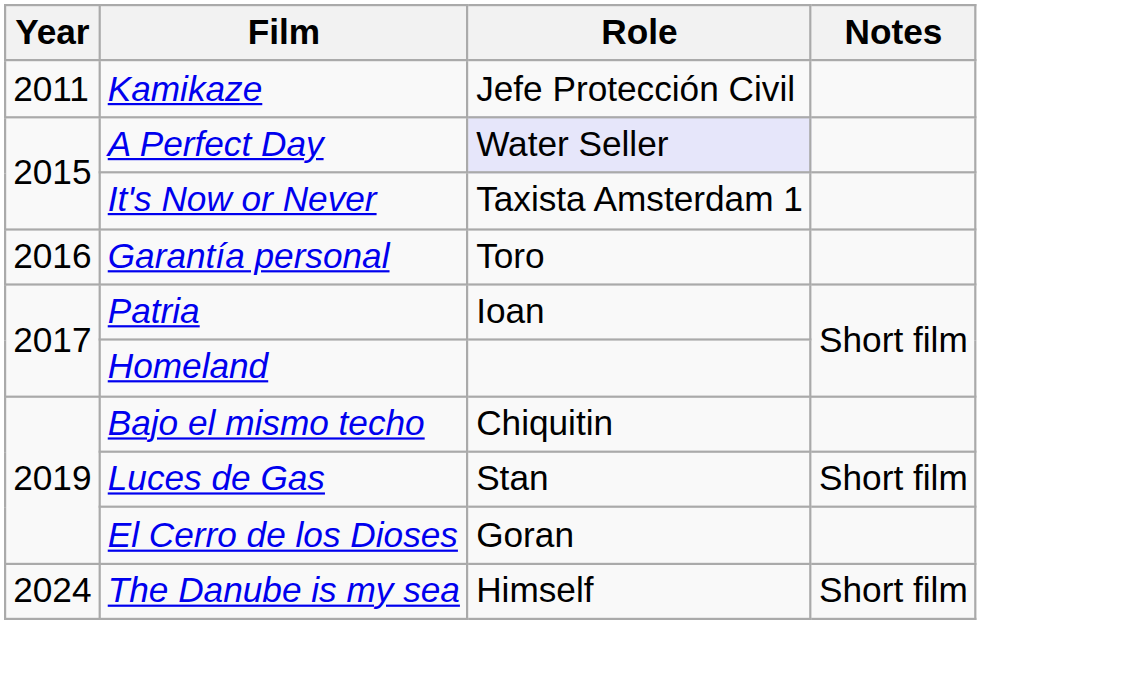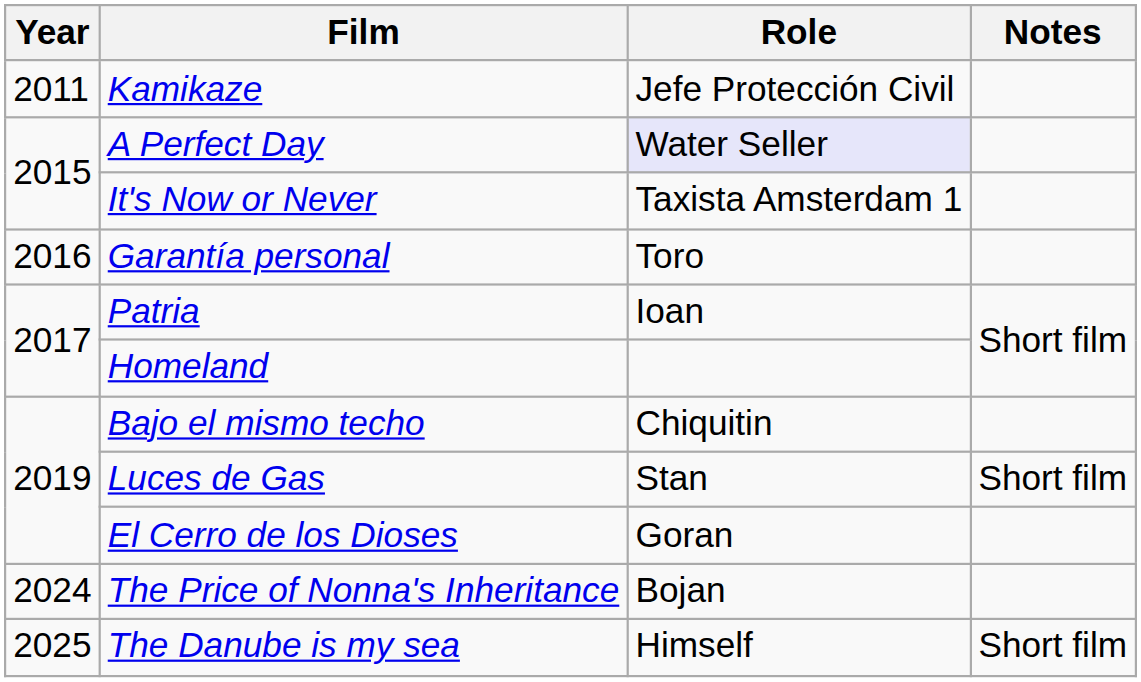+ row: (364, 590)
(52, 590) 2024 -> (52, 646) 2025
